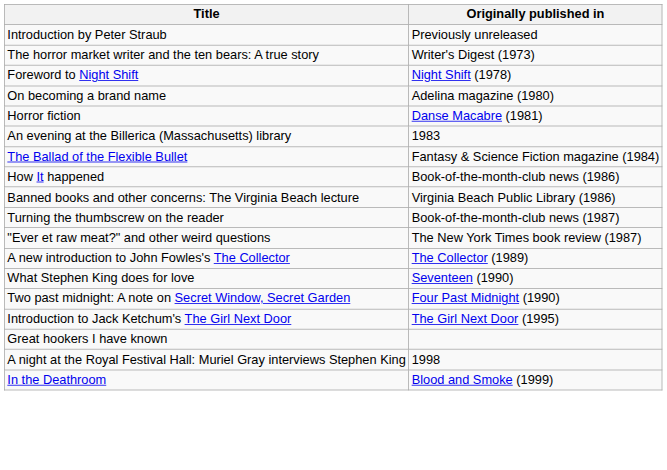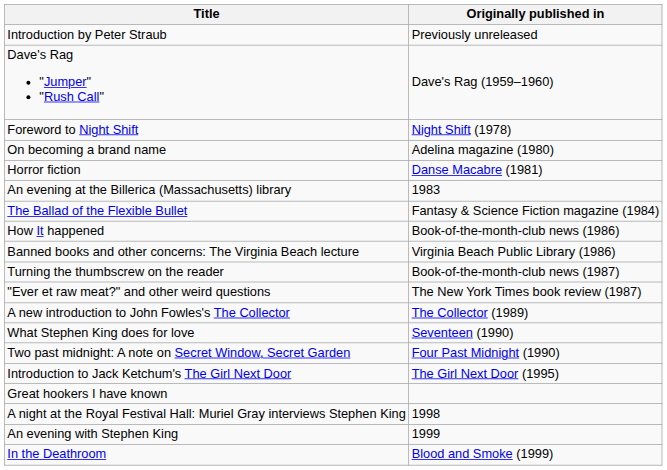+ row: (207, 76)
- row: (163, 55)
+ row: (93, 434)
